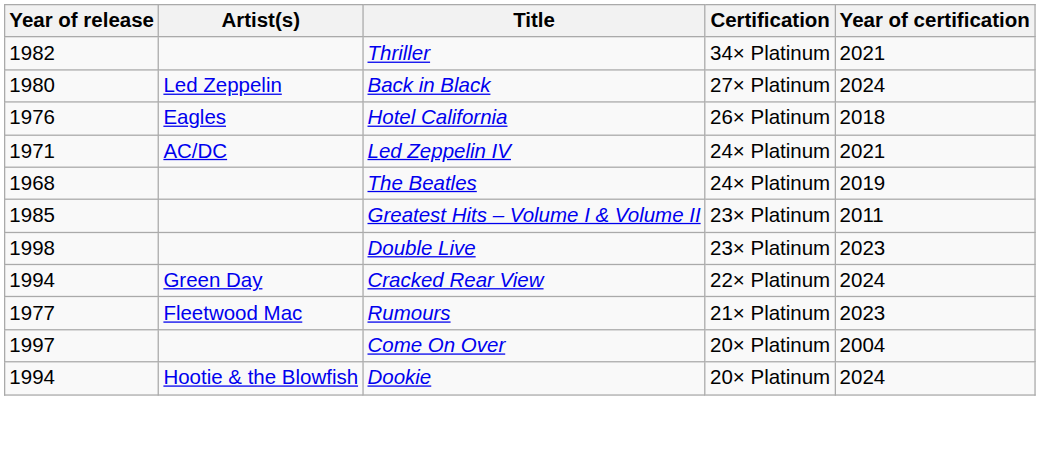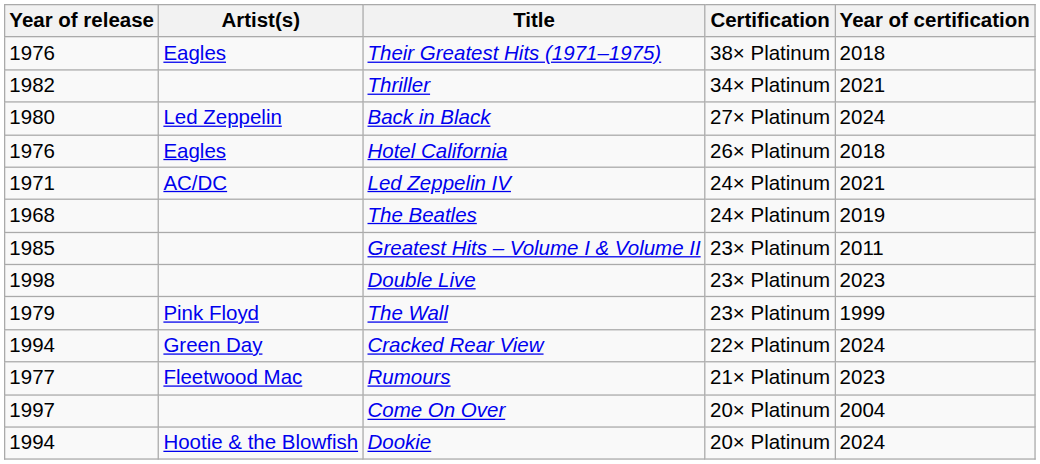+ row: (514, 53)
+ row: (408, 313)
